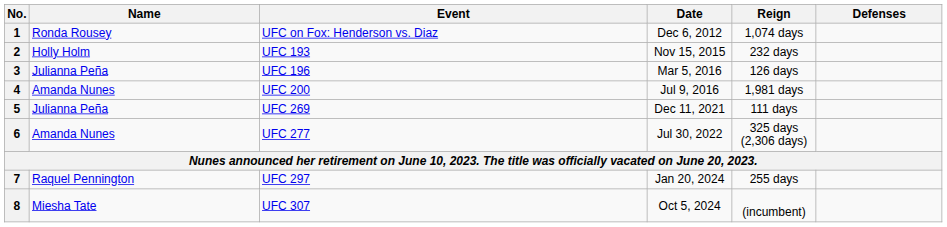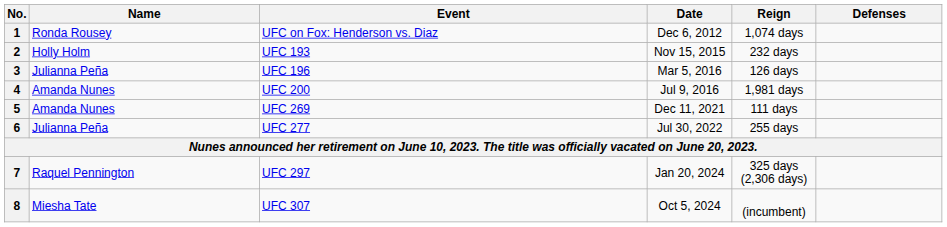(70, 109) Julianna Peña -> (73, 109) Amanda Nunes
(73, 134) Amanda Nunes -> (70, 128) Julianna Peña
(774, 134) 325 days (2,306 days) -> (774, 128) 255 days
(774, 179) 255 days -> (774, 173) 325 days (2,306 days)
